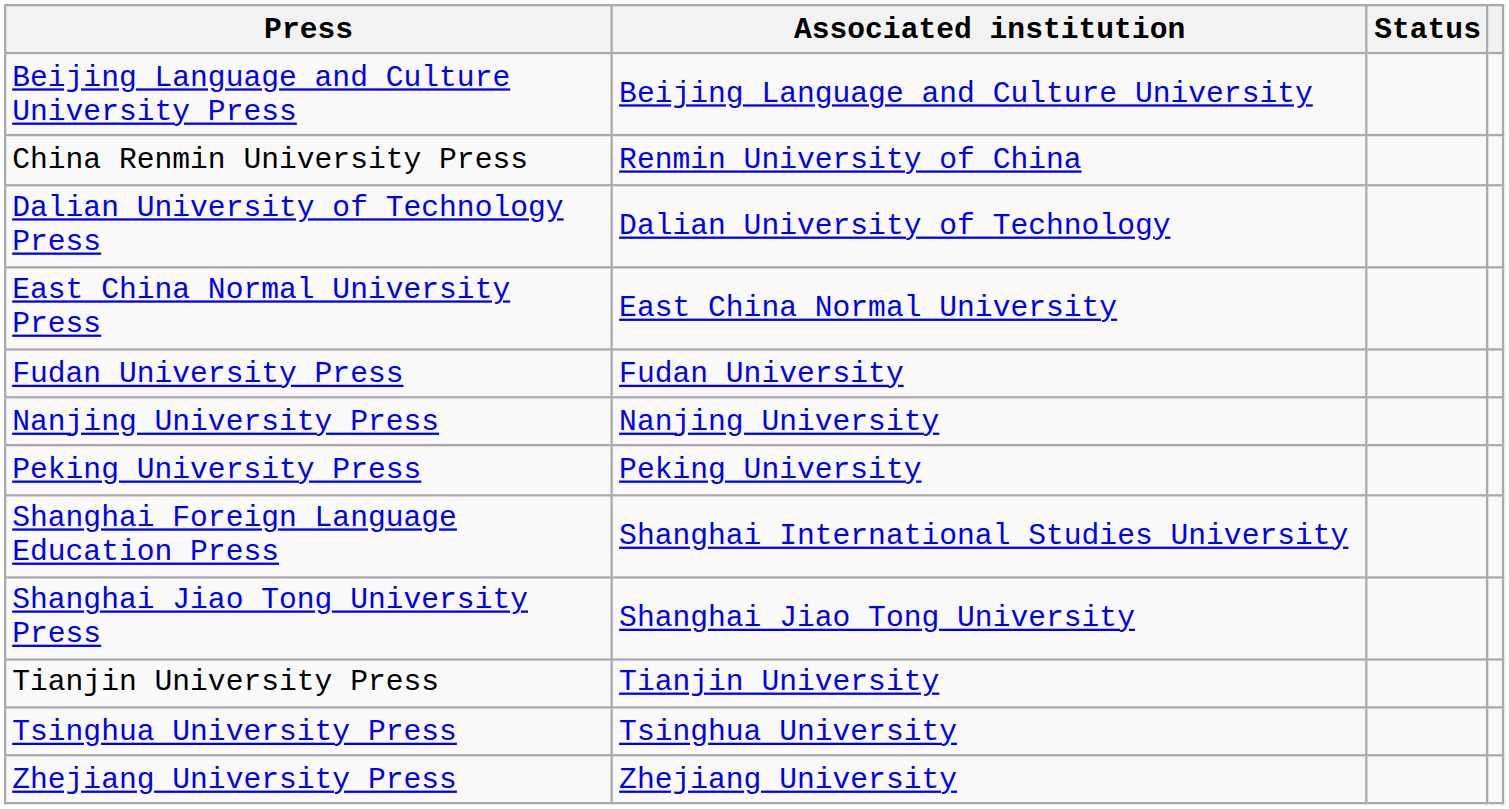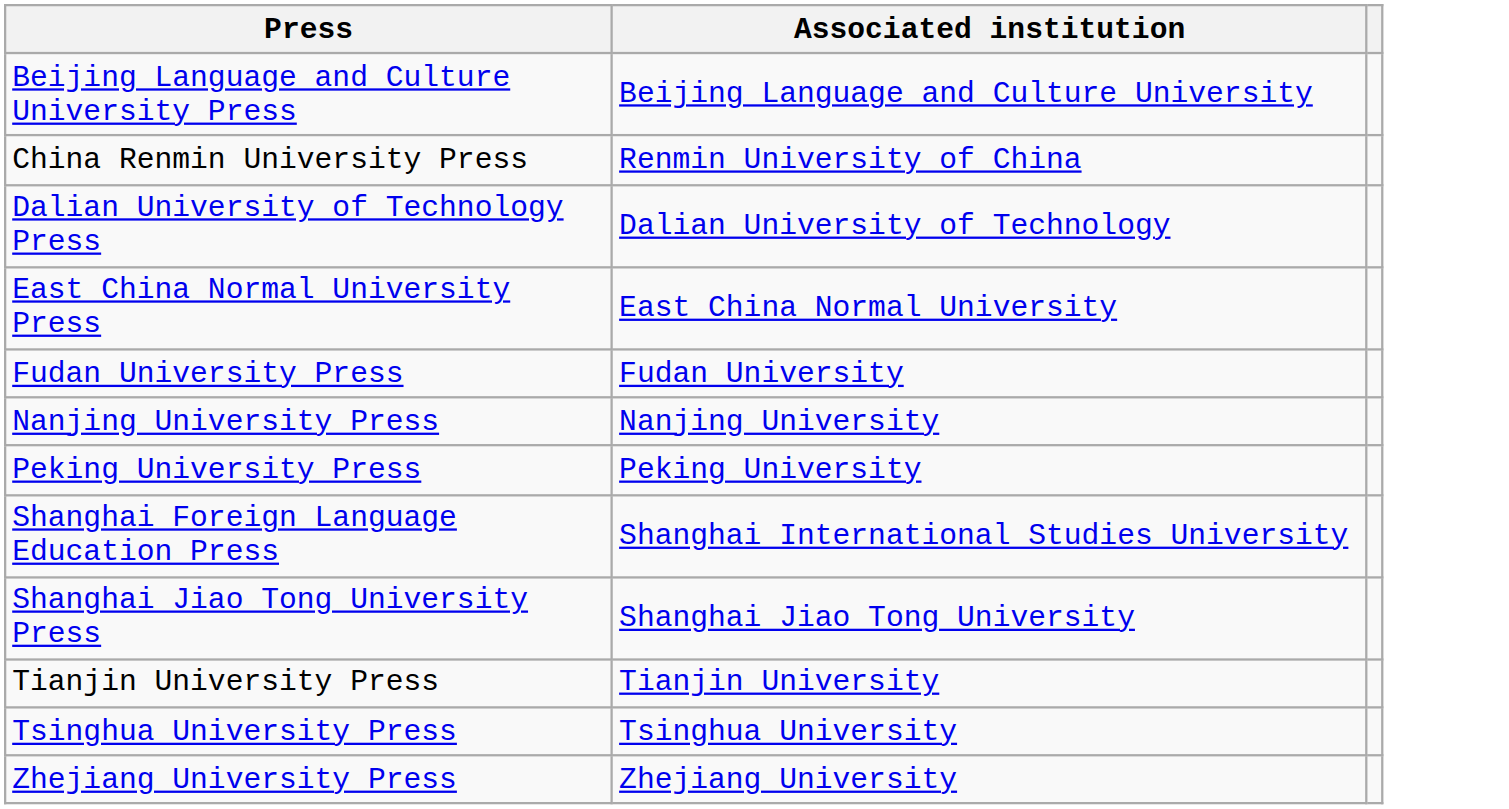- column: (1428, 29)
